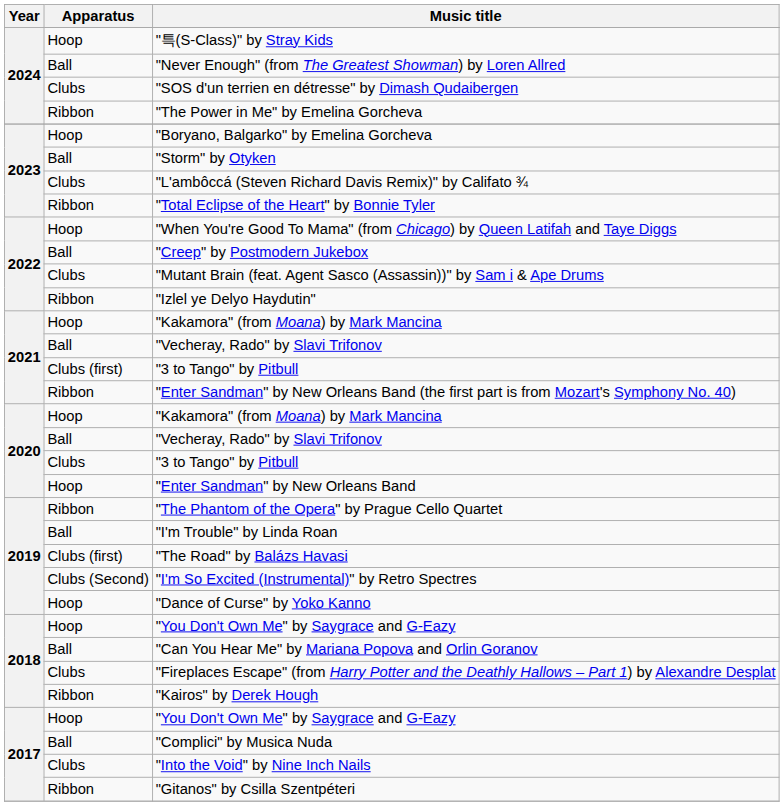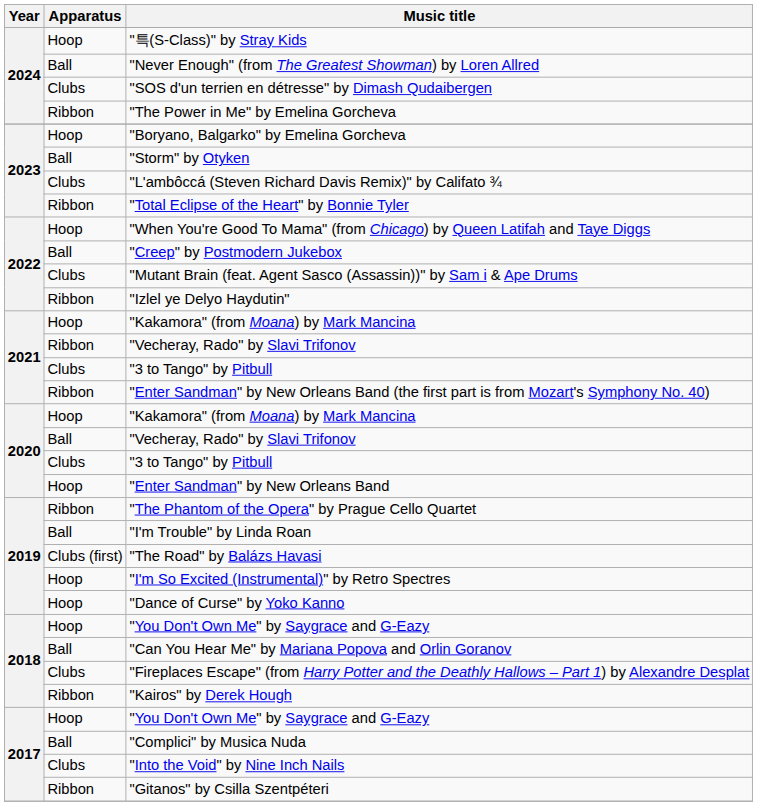(60, 345) Ball -> (71, 345) Ribbon
(85, 369) Clubs (first) -> (66, 369) Clubs
(98, 579) Clubs (Second) -> (65, 579) Hoop
